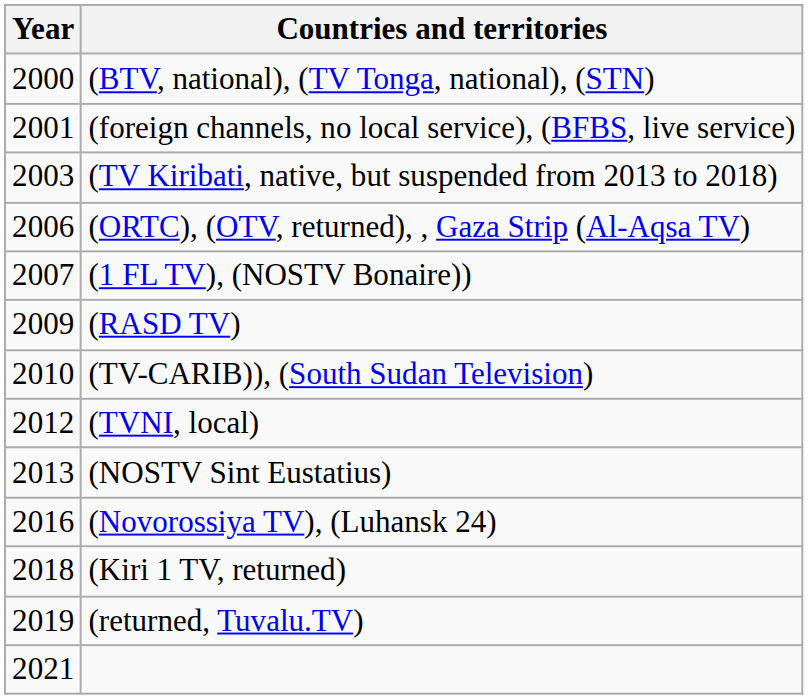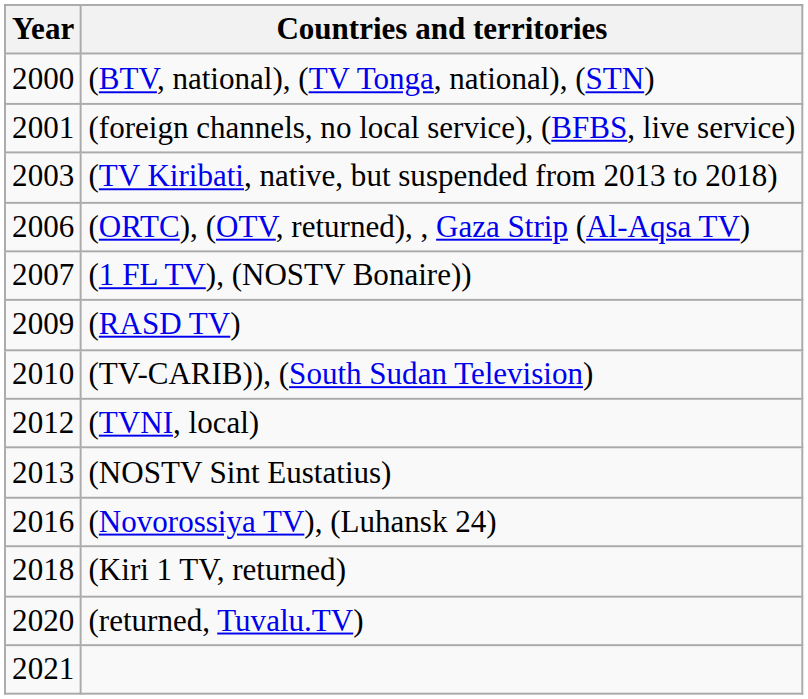(43, 619) 2019 -> (43, 619) 2020
